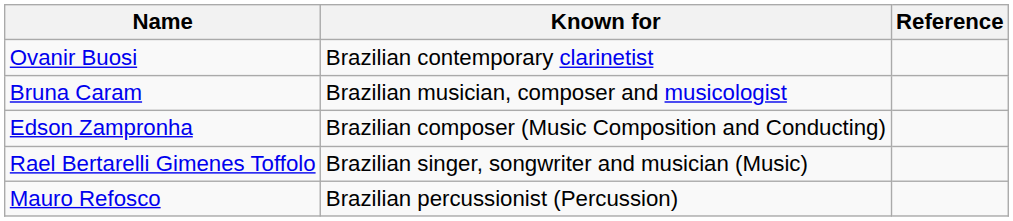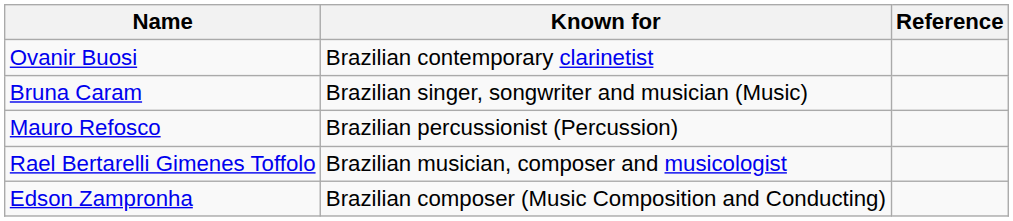(556, 92) Brazilian musician, composer and musicologist -> (567, 92) Brazilian singer, songwriter and musician (Music)
rows swapped: (85, 198) <-> (101, 127)
(567, 163) Brazilian singer, songwriter and musician (Music) -> (556, 163) Brazilian musician, composer and musicologist
